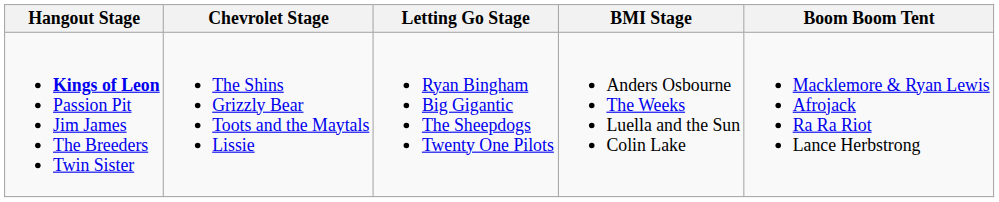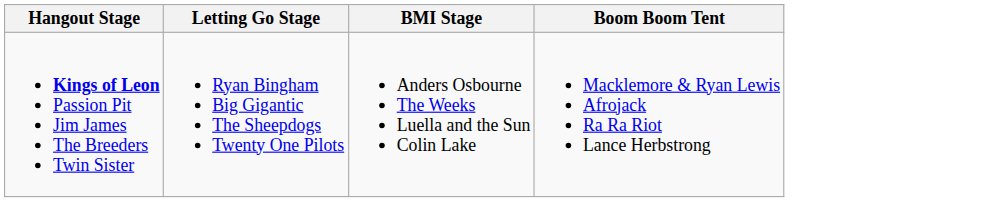- column: (269, 18)
